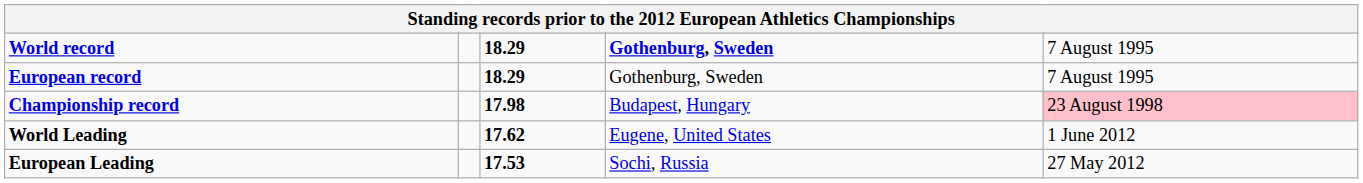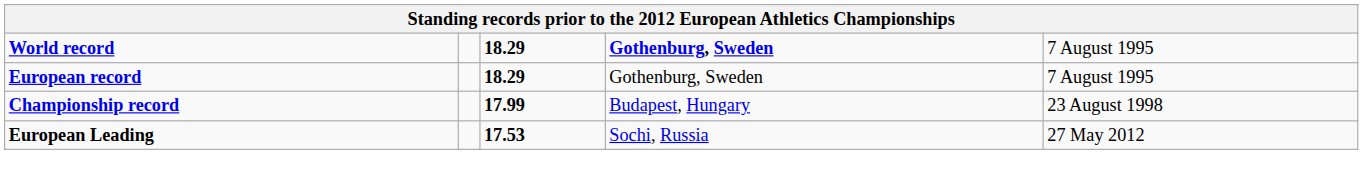(504, 105) 17.98 -> (504, 105) 17.99
(1105, 105) pink background -> (1105, 105) no background
- row: (68, 134)
